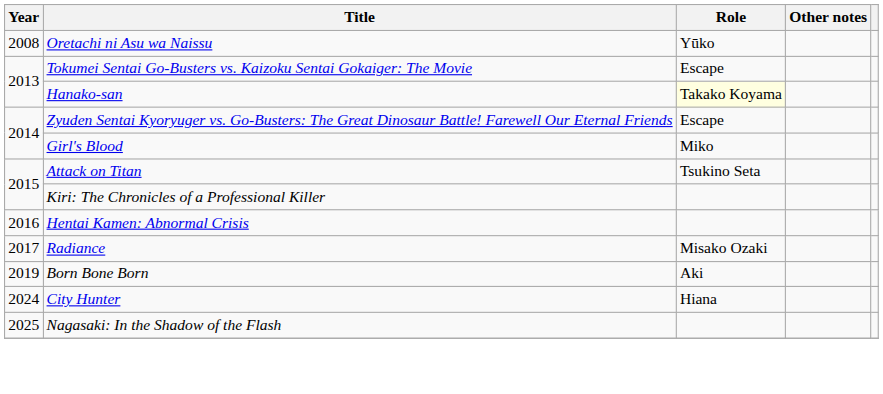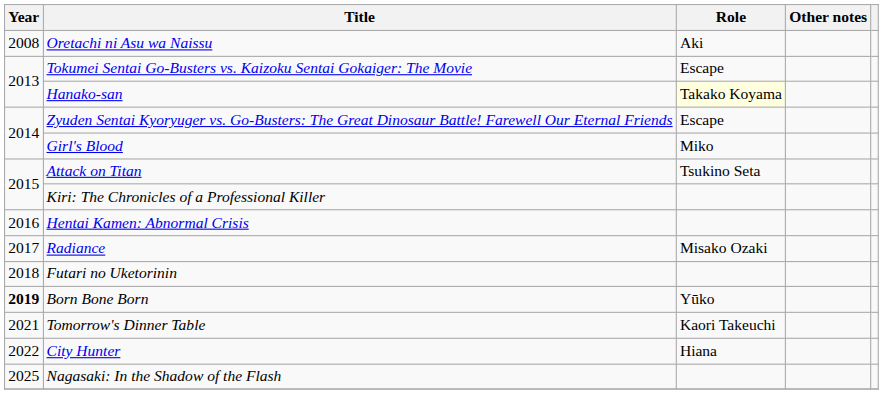(697, 43) Yūko -> (692, 43) Aki
+ row: (112, 274)
(24, 274) normal -> (24, 299) bold
(692, 274) Aki -> (697, 299) Yūko
+ row: (126, 325)
(24, 299) 2024 -> (24, 351) 2022
